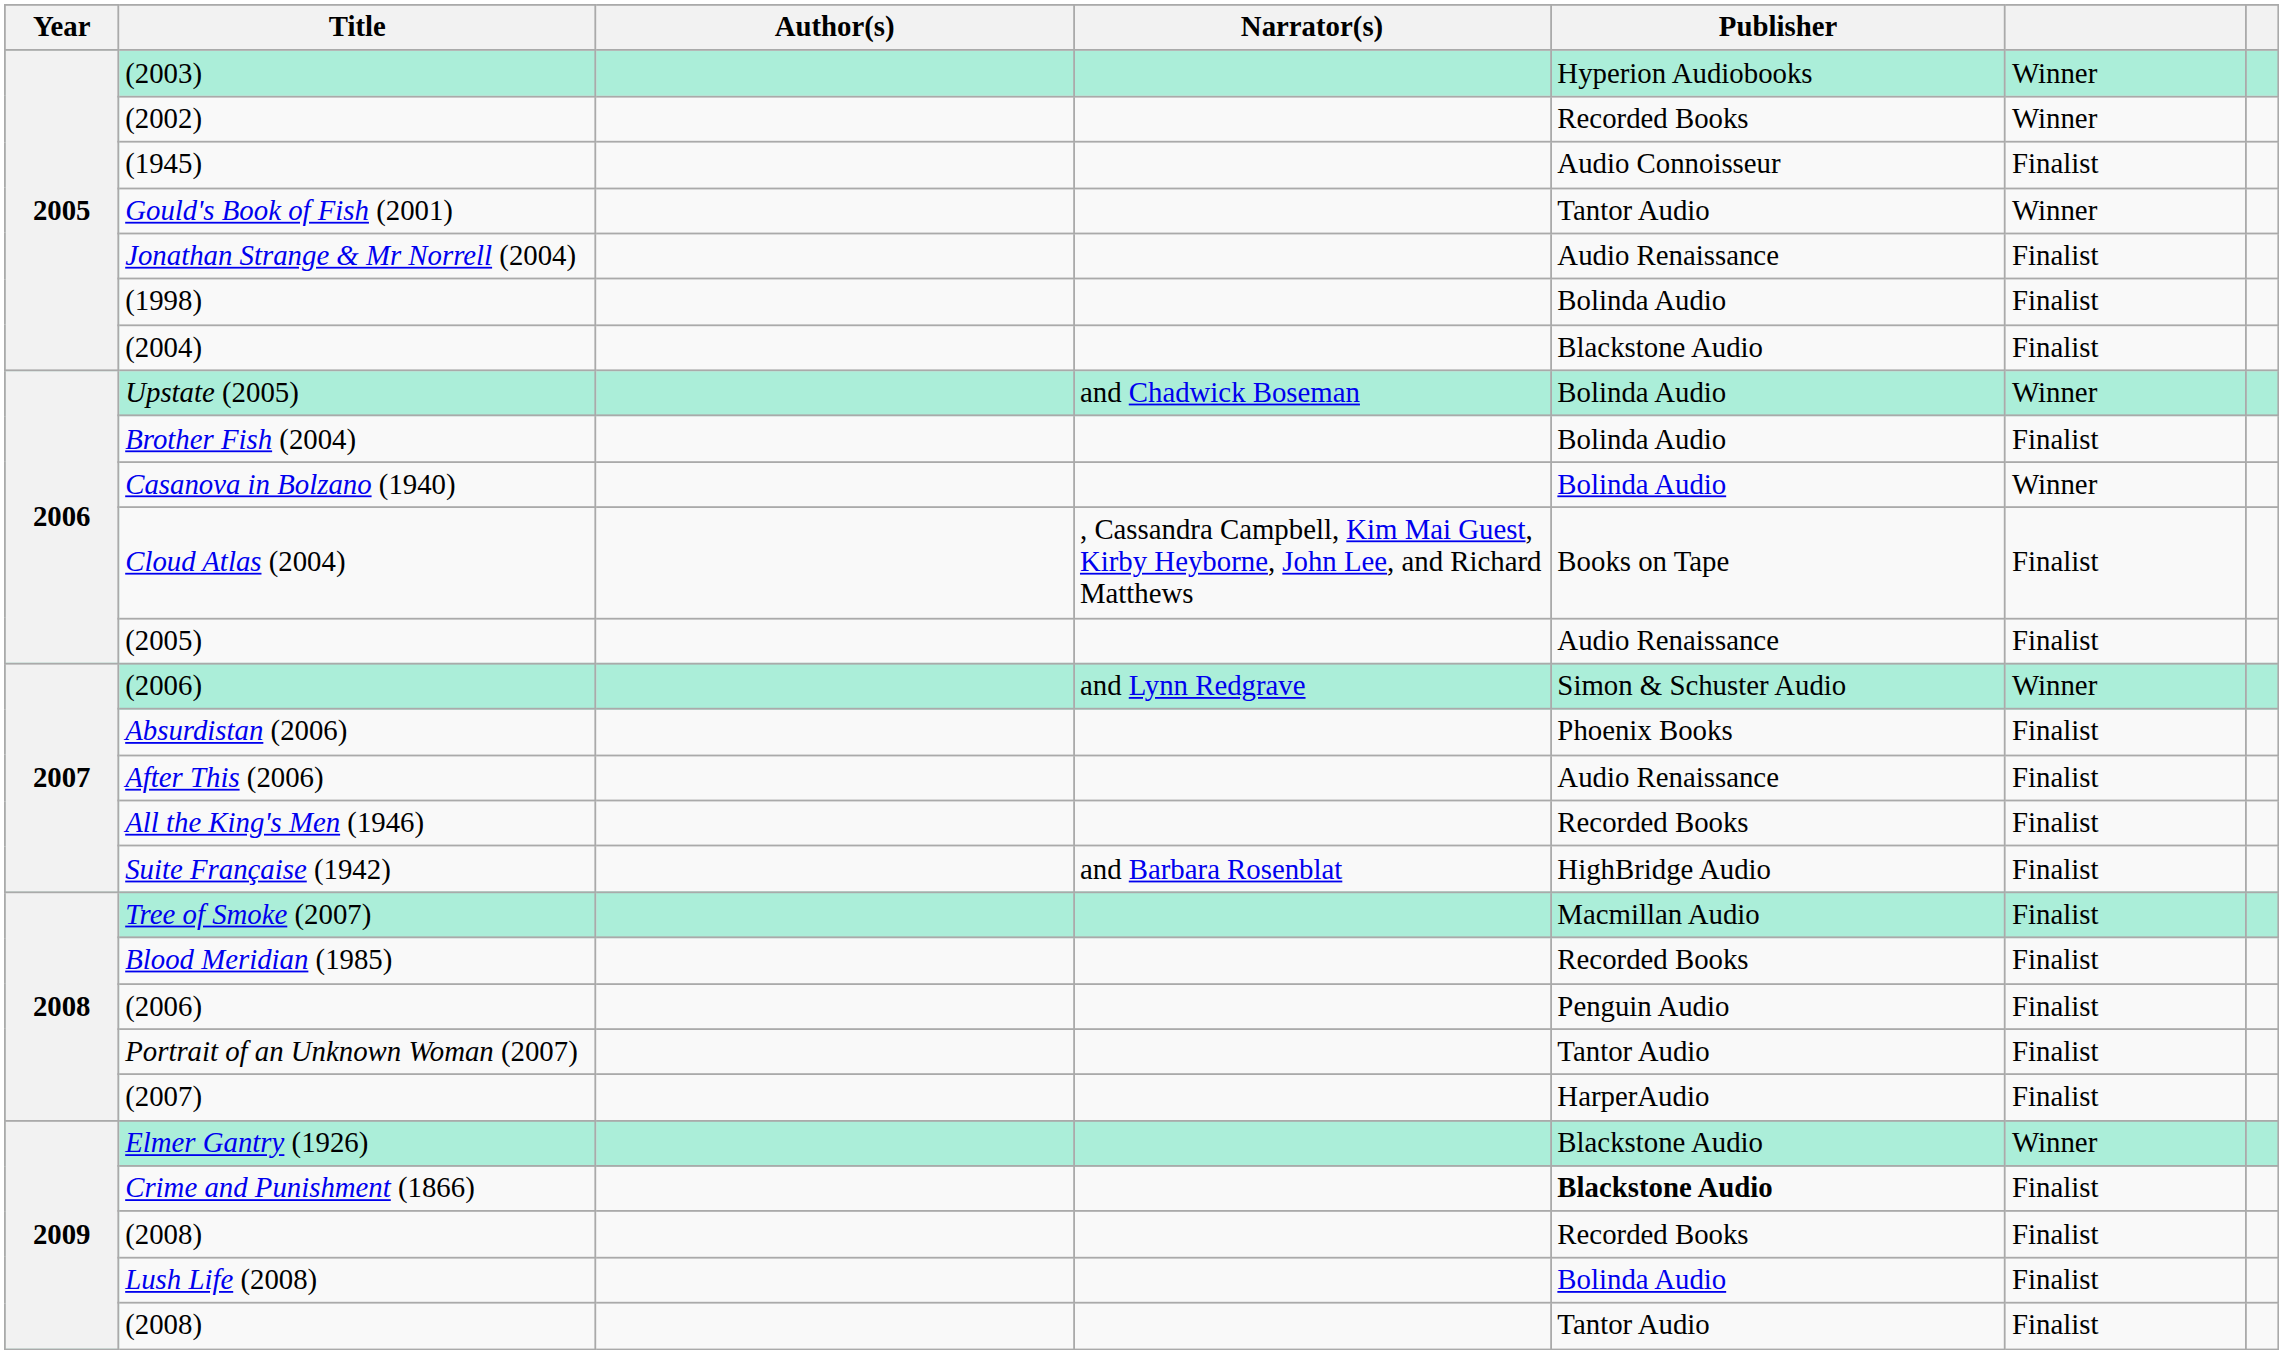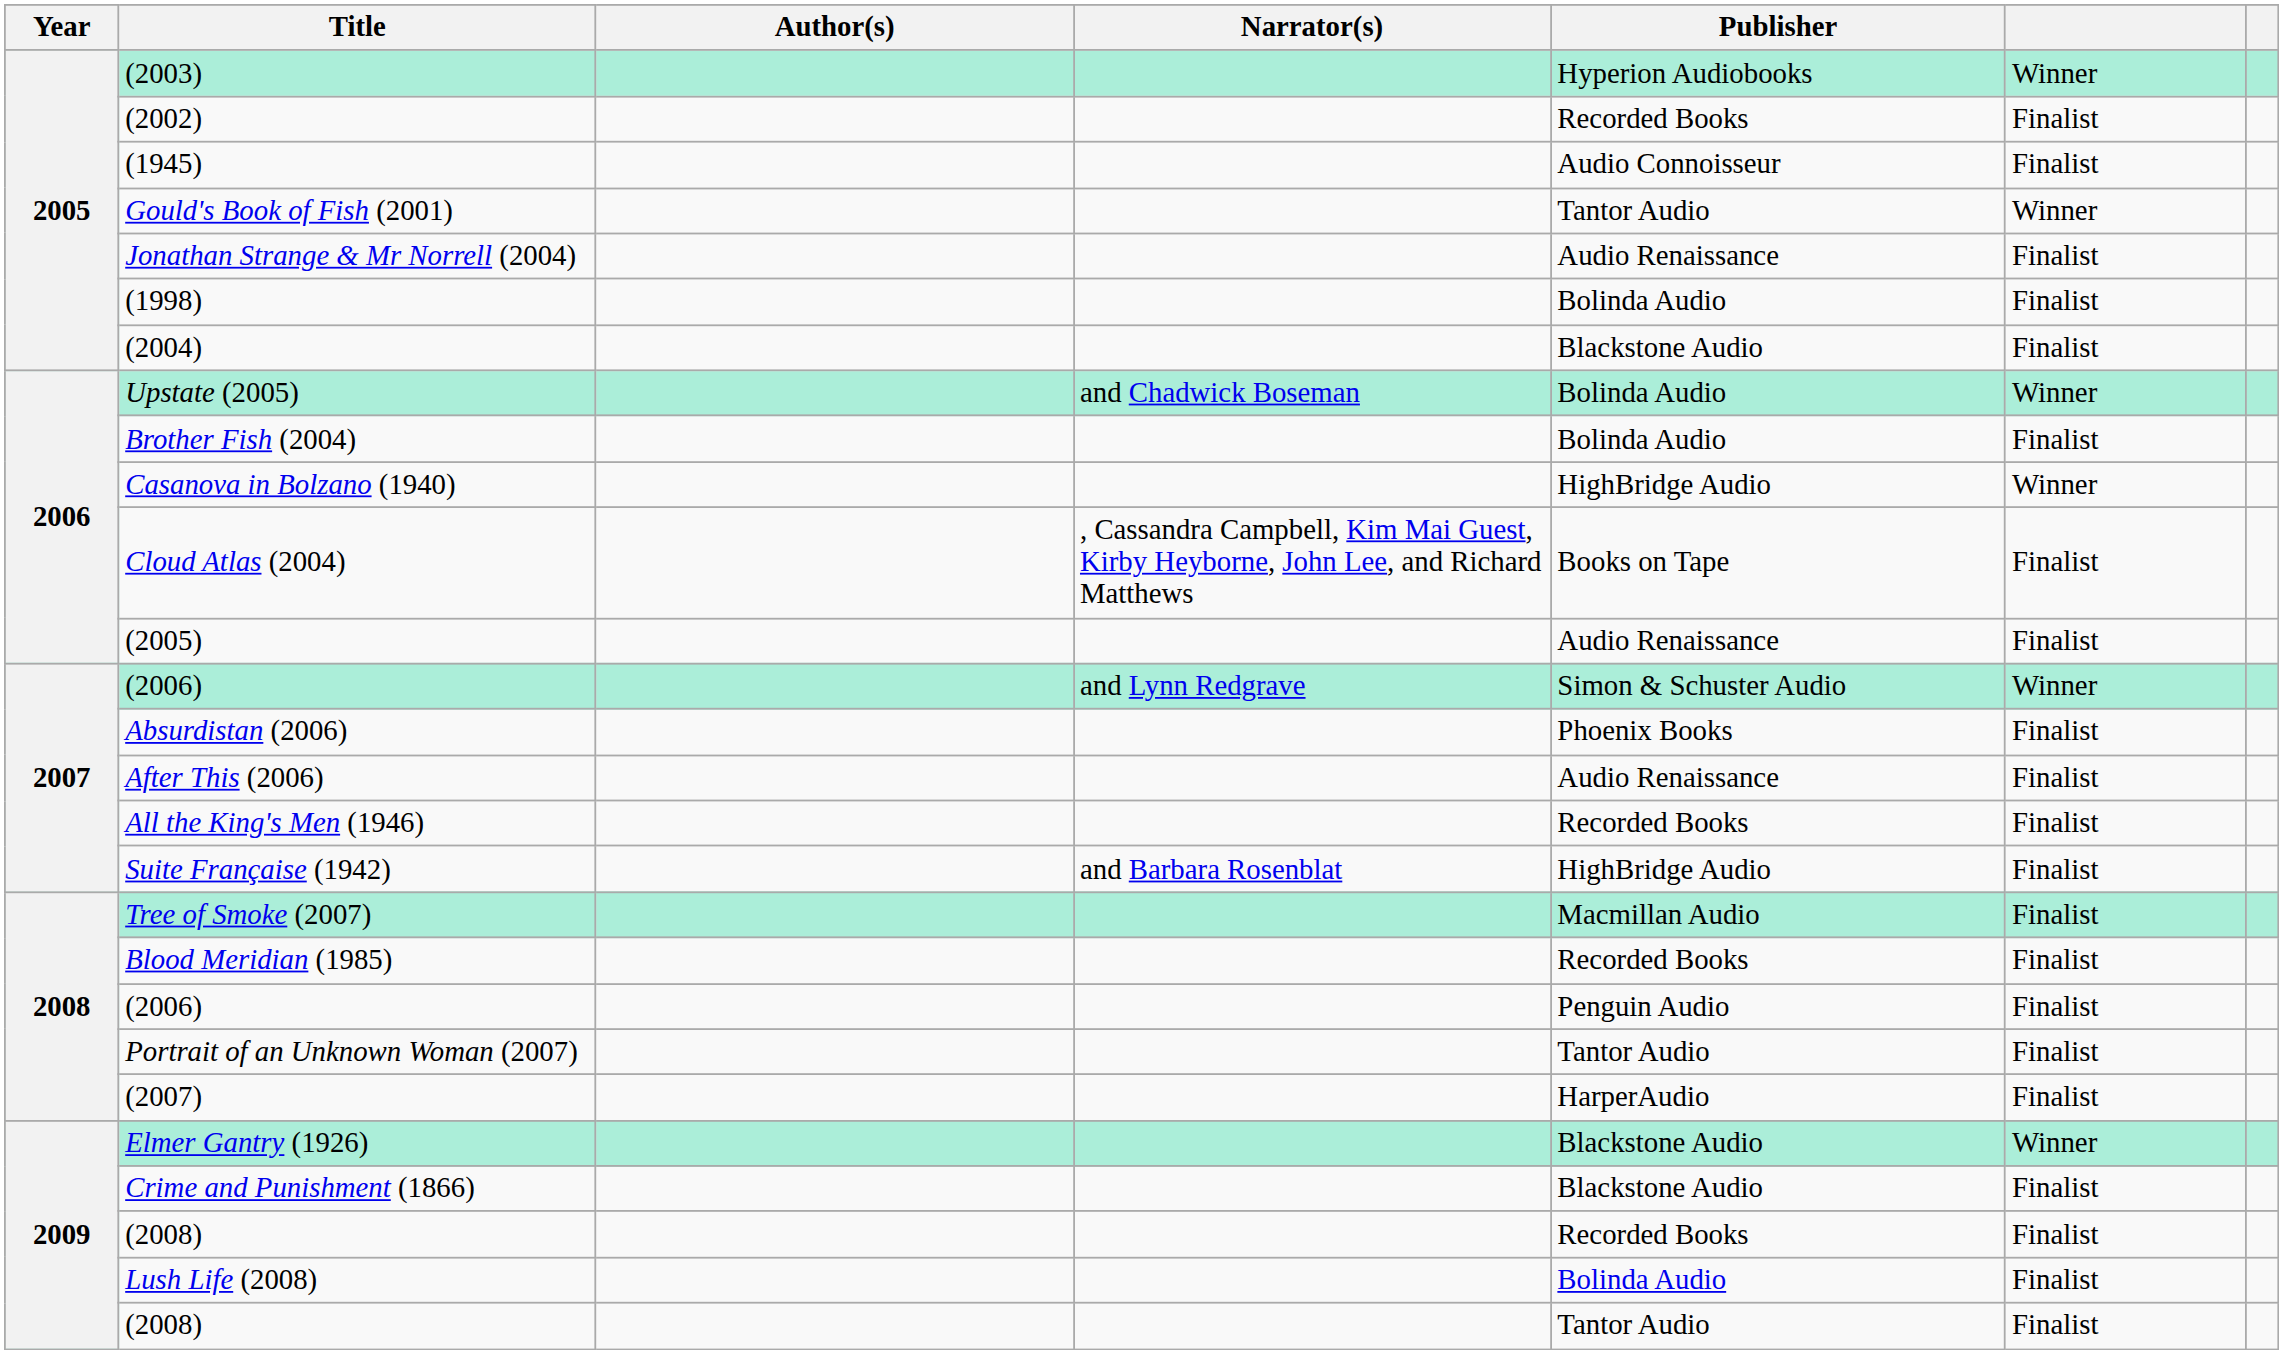(2055, 118) Winner -> (2055, 118) Finalist
(1642, 484) Bolinda Audio -> (1664, 484) HighBridge Audio
(1665, 1188) bold -> (1660, 1188) normal
